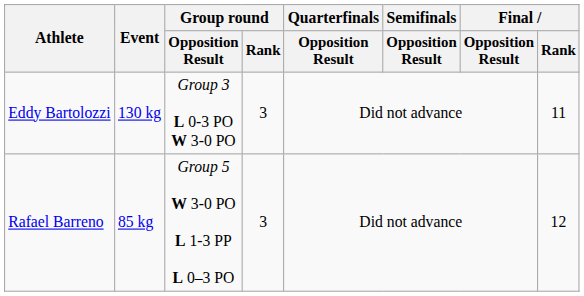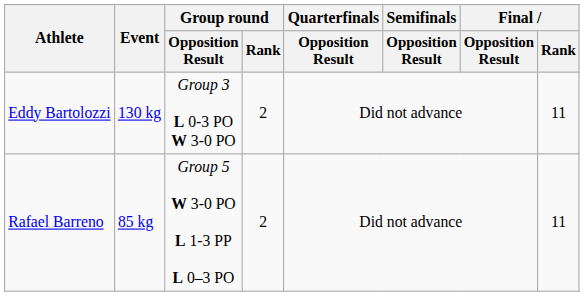(263, 113) 3 -> (263, 113) 2
(263, 222) 3 -> (263, 222) 2
(558, 222) 12 -> (558, 222) 11
